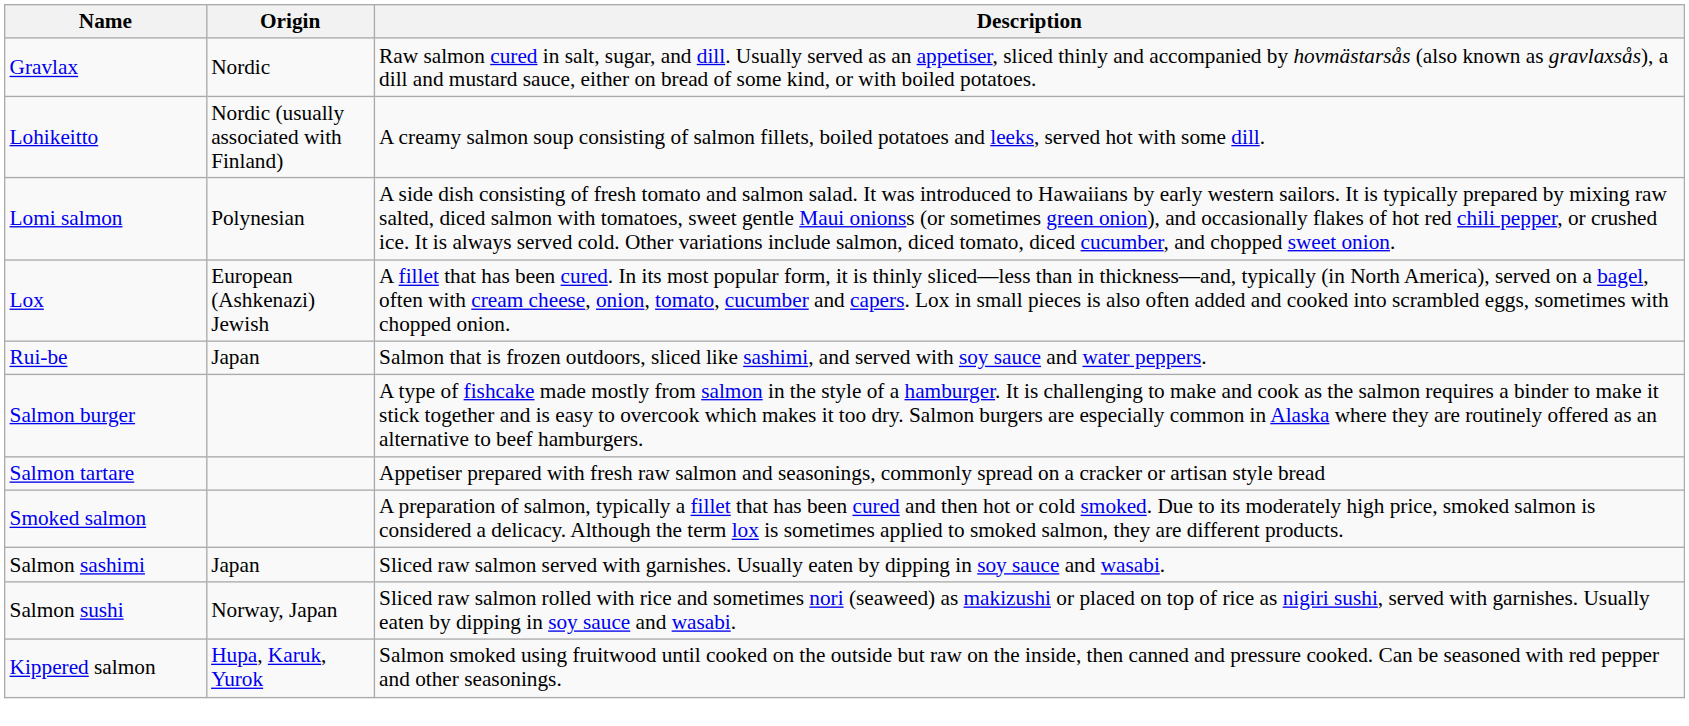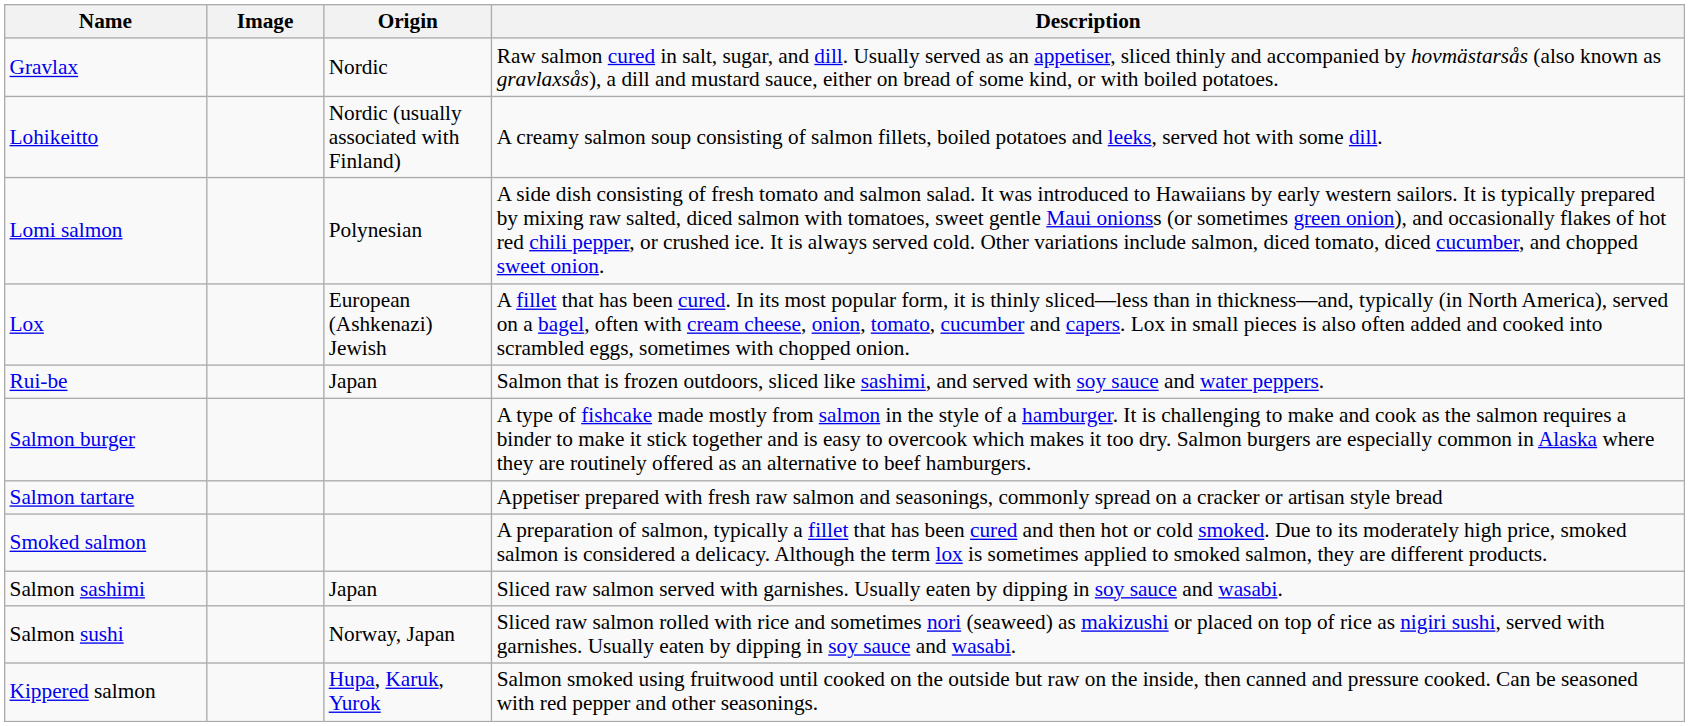+ column: (265, 21)
